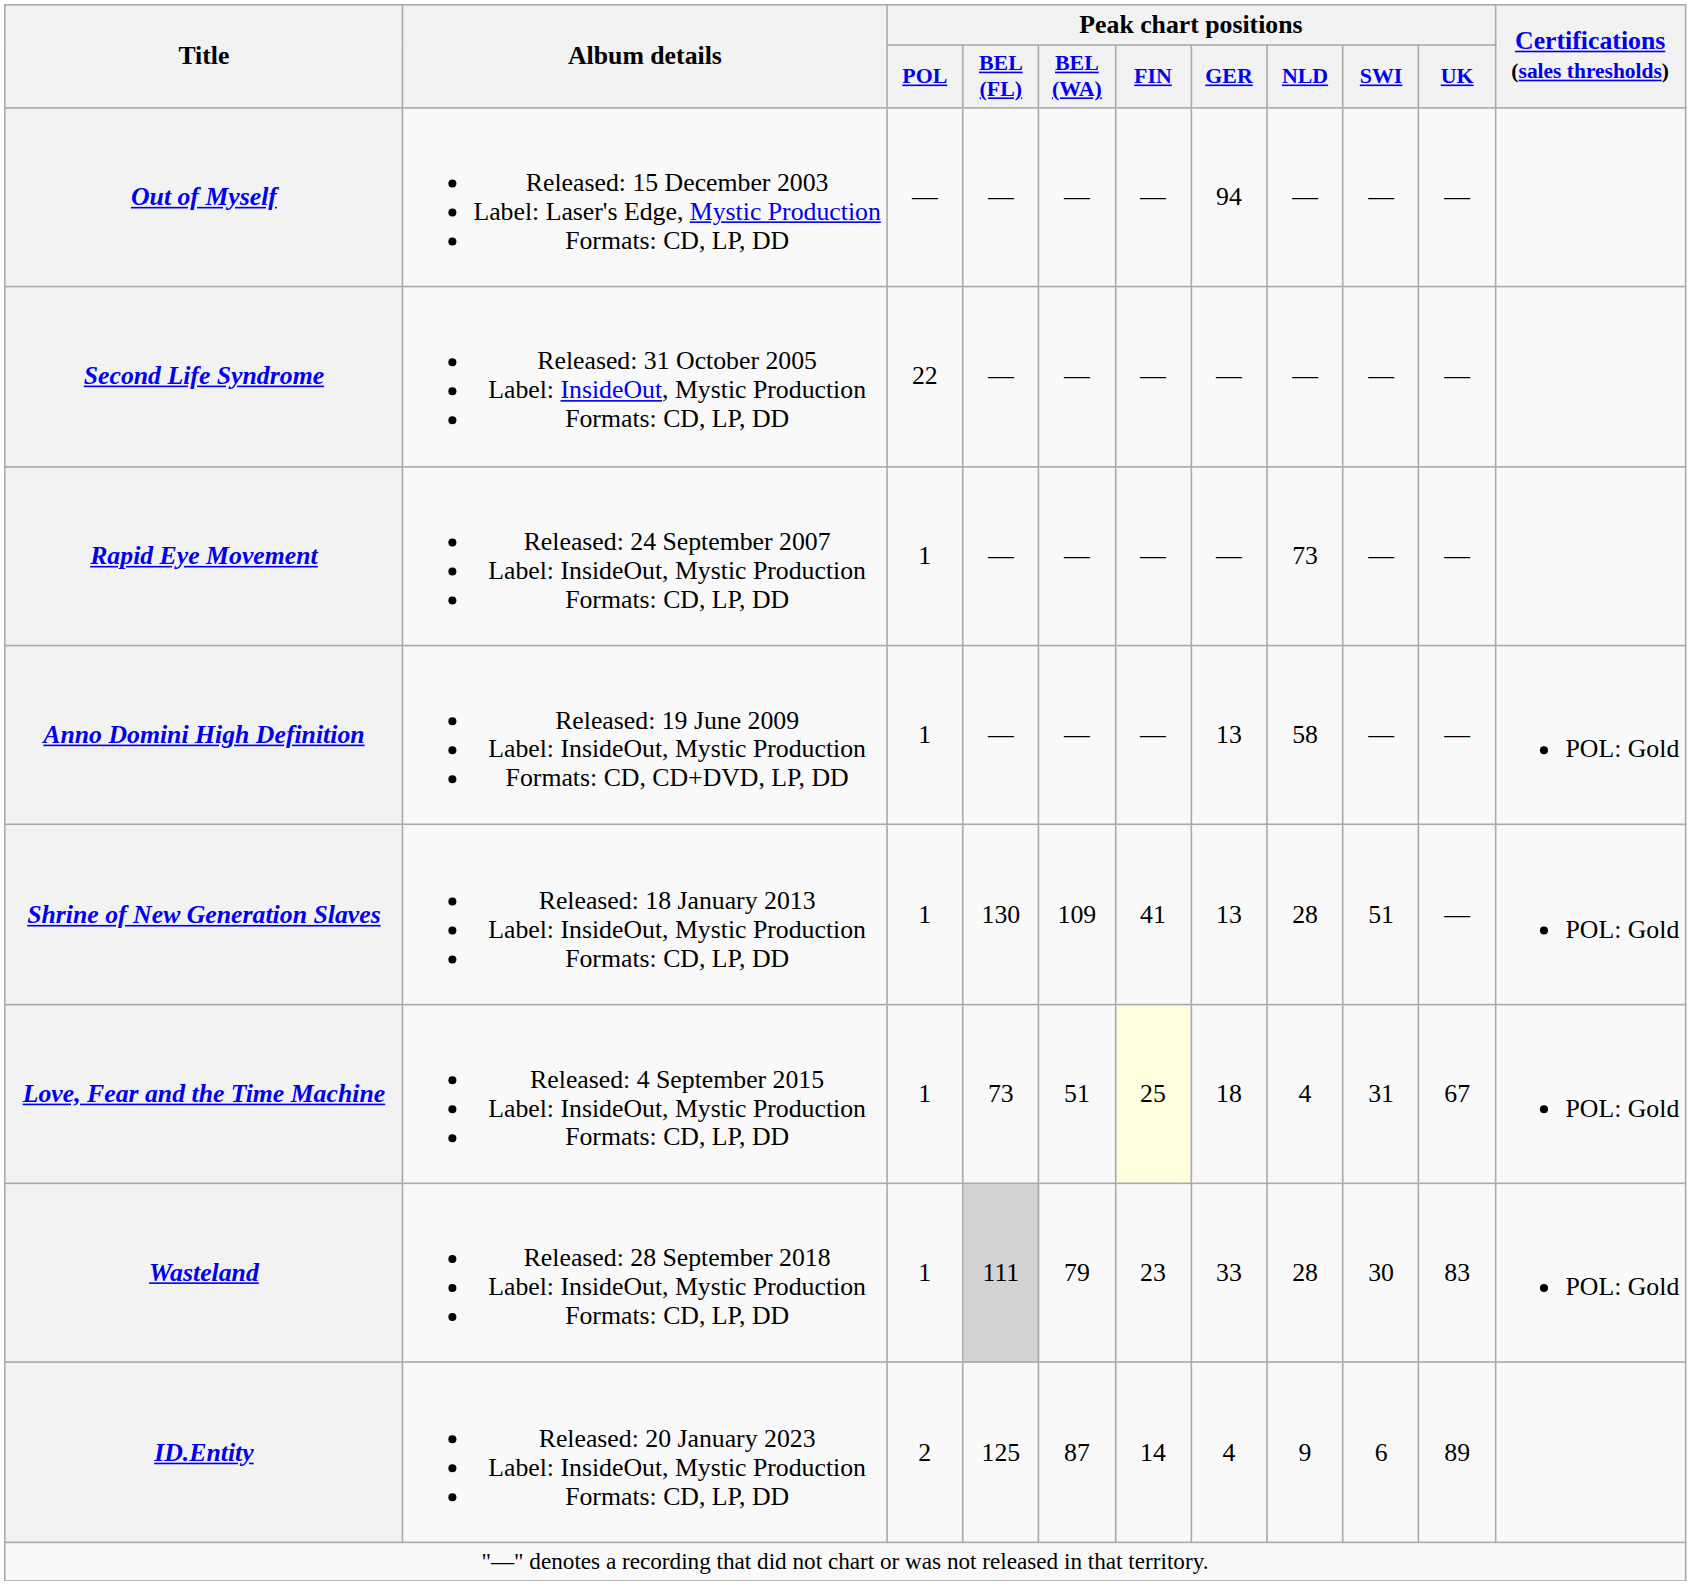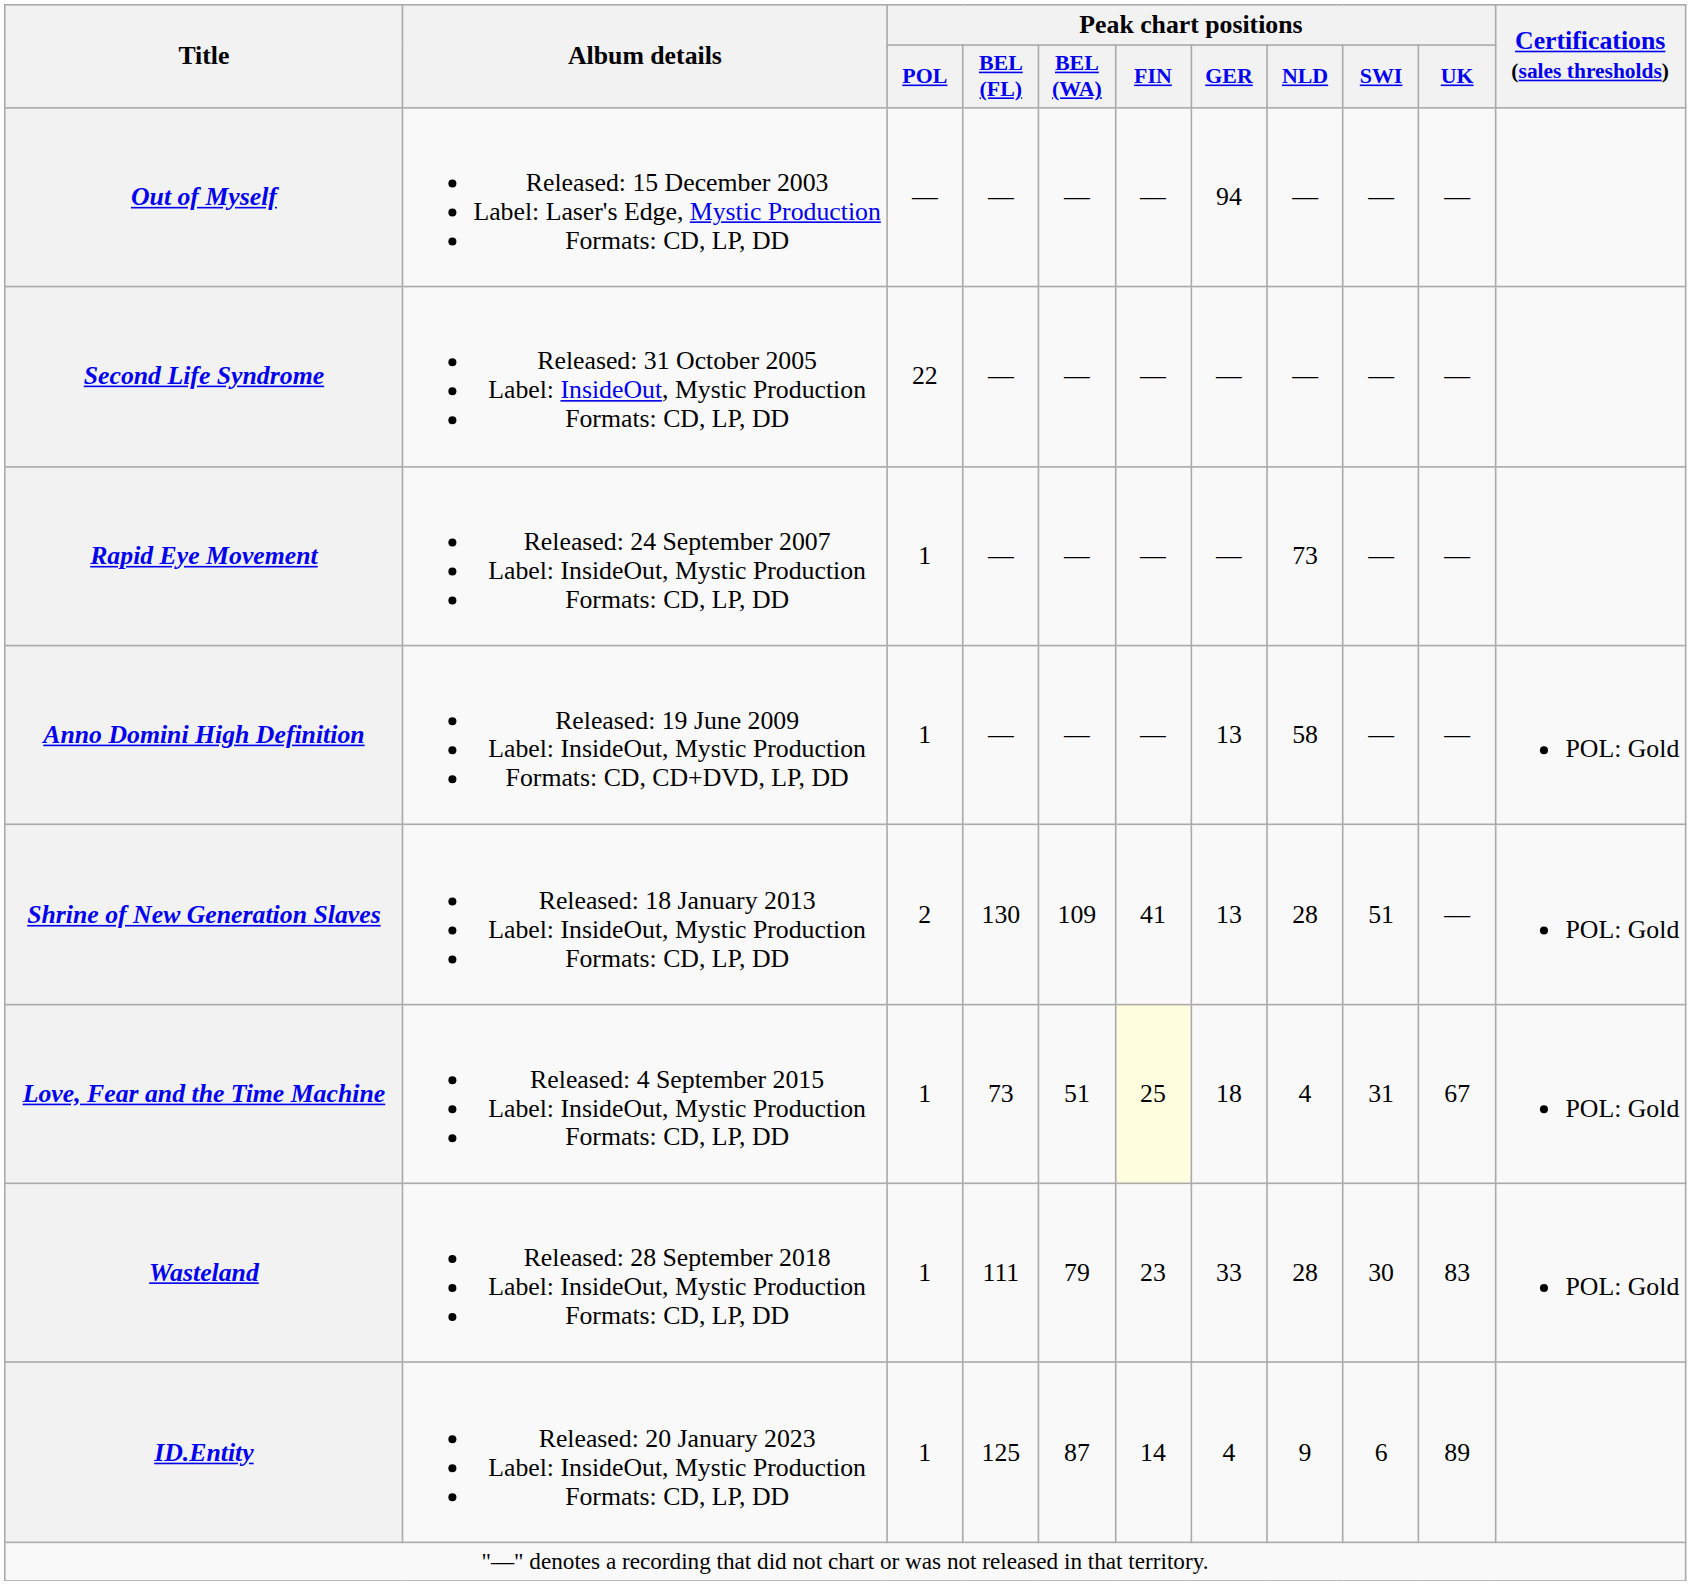(925, 914) 1 -> (925, 914) 2
(1001, 1272) lightgrey background -> (1001, 1272) no background
(925, 1452) 2 -> (925, 1452) 1
